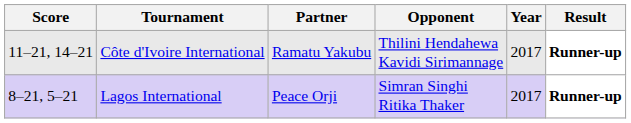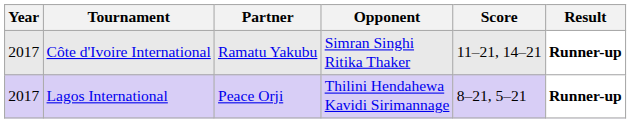columns swapped: (526, 17) <-> (51, 17)
(441, 52) Thilini Hendahewa Kavidi Sirimannage -> (369, 52) Simran Singhi Ritika Thaker
(423, 96) Simran Singhi Ritika Thaker -> (387, 96) Thilini Hendahewa Kavidi Sirimannage
